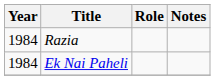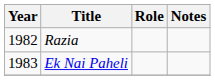(23, 39) 1984 -> (23, 39) 1982
(23, 63) 1984 -> (23, 63) 1983
